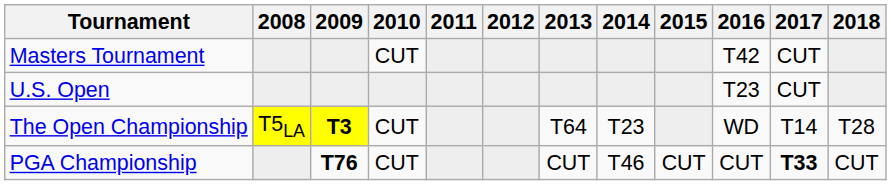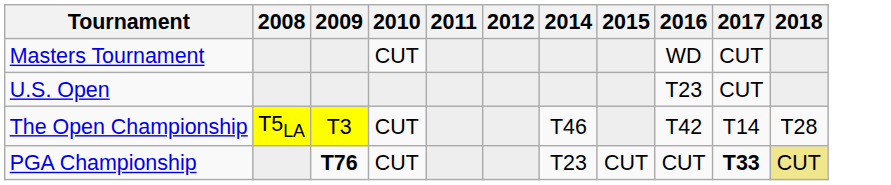- column: (568, 22)
(741, 56) T42 -> (684, 56) WD
(339, 126) bold -> (339, 126) normal
(626, 126) T23 -> (568, 126) T46
(741, 126) WD -> (684, 126) T42
(626, 163) T46 -> (568, 163) T23
(856, 163) no background -> (799, 163) khaki background
